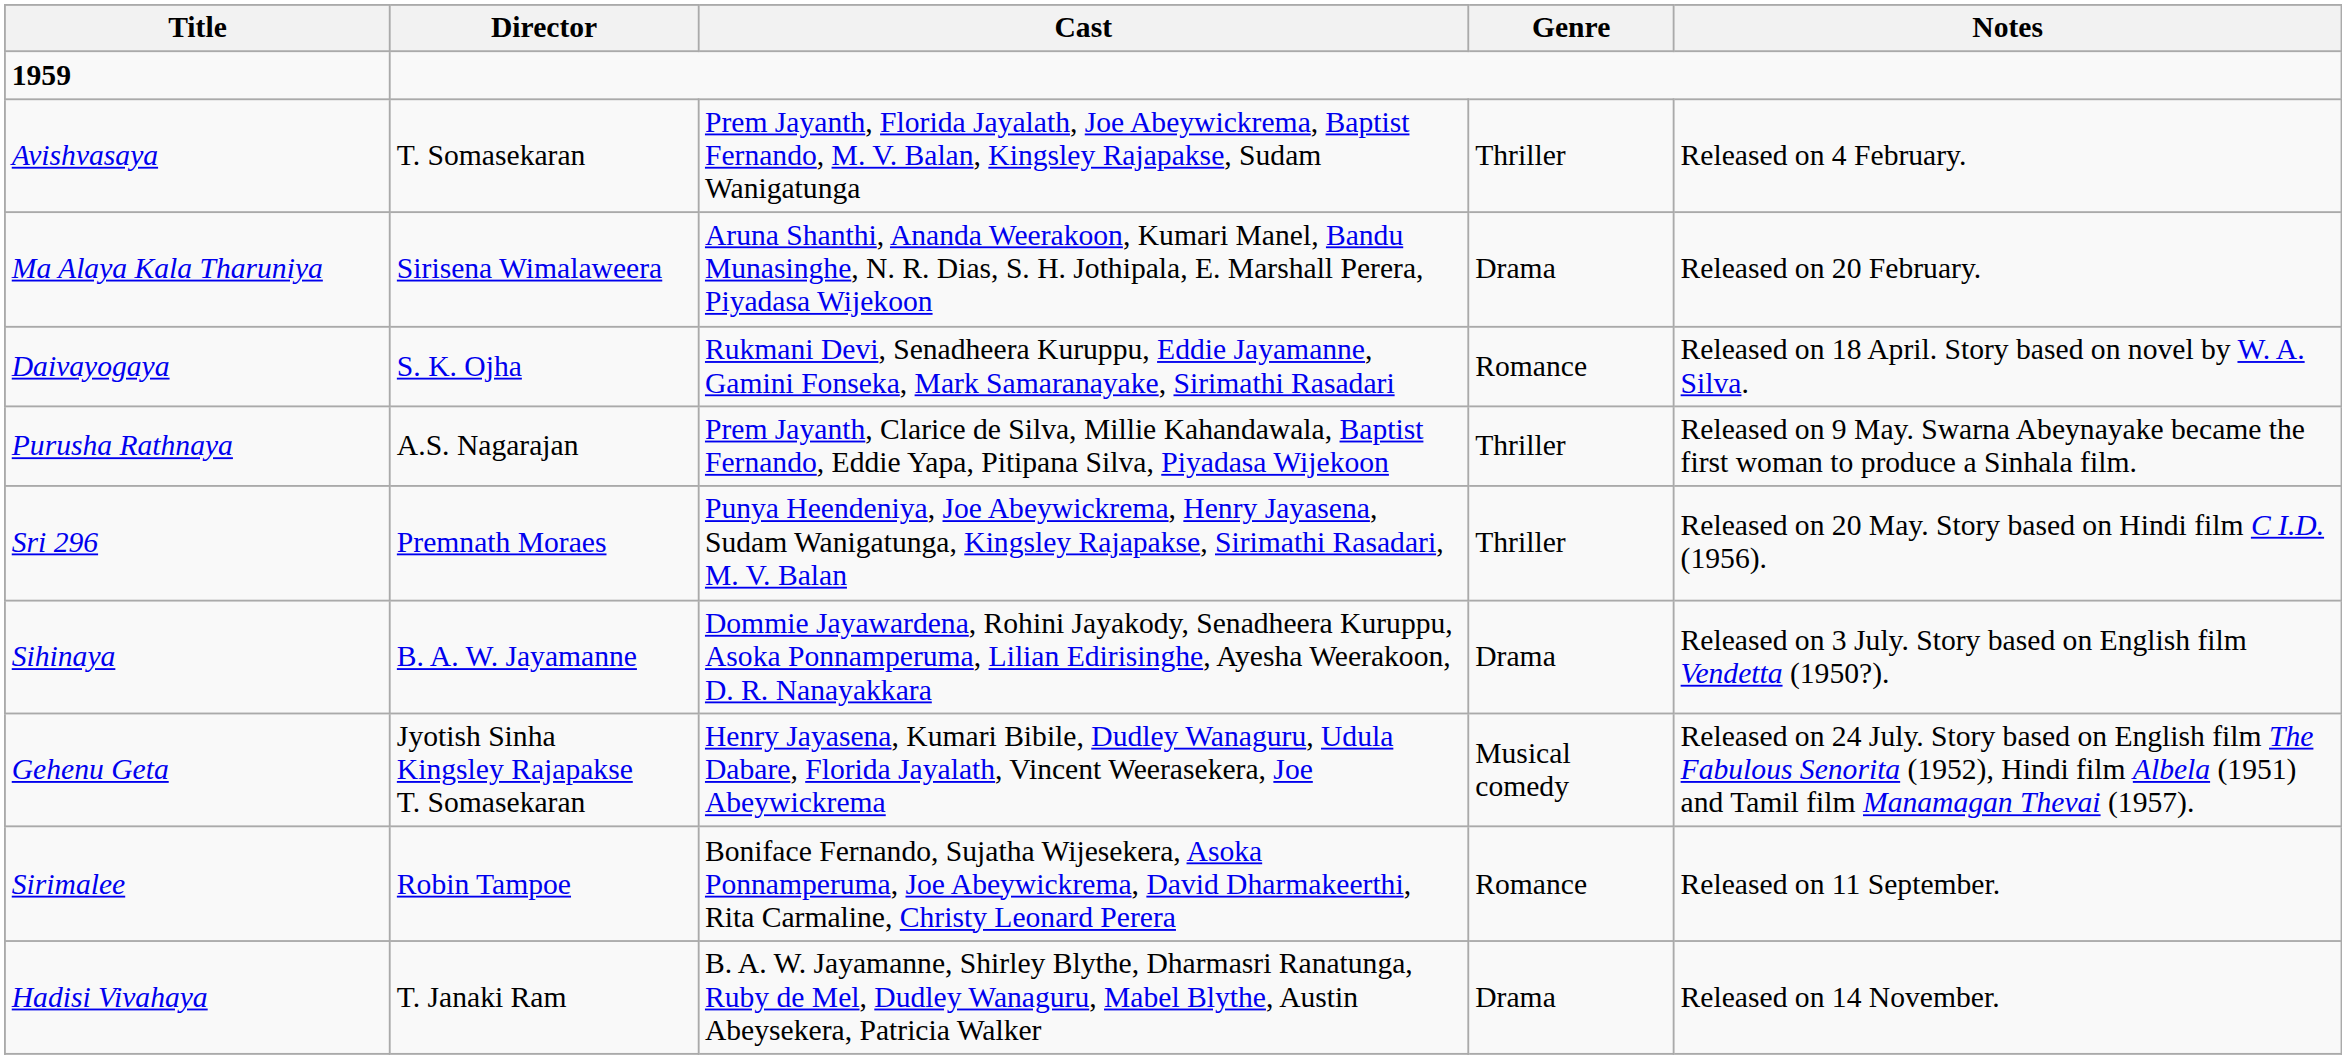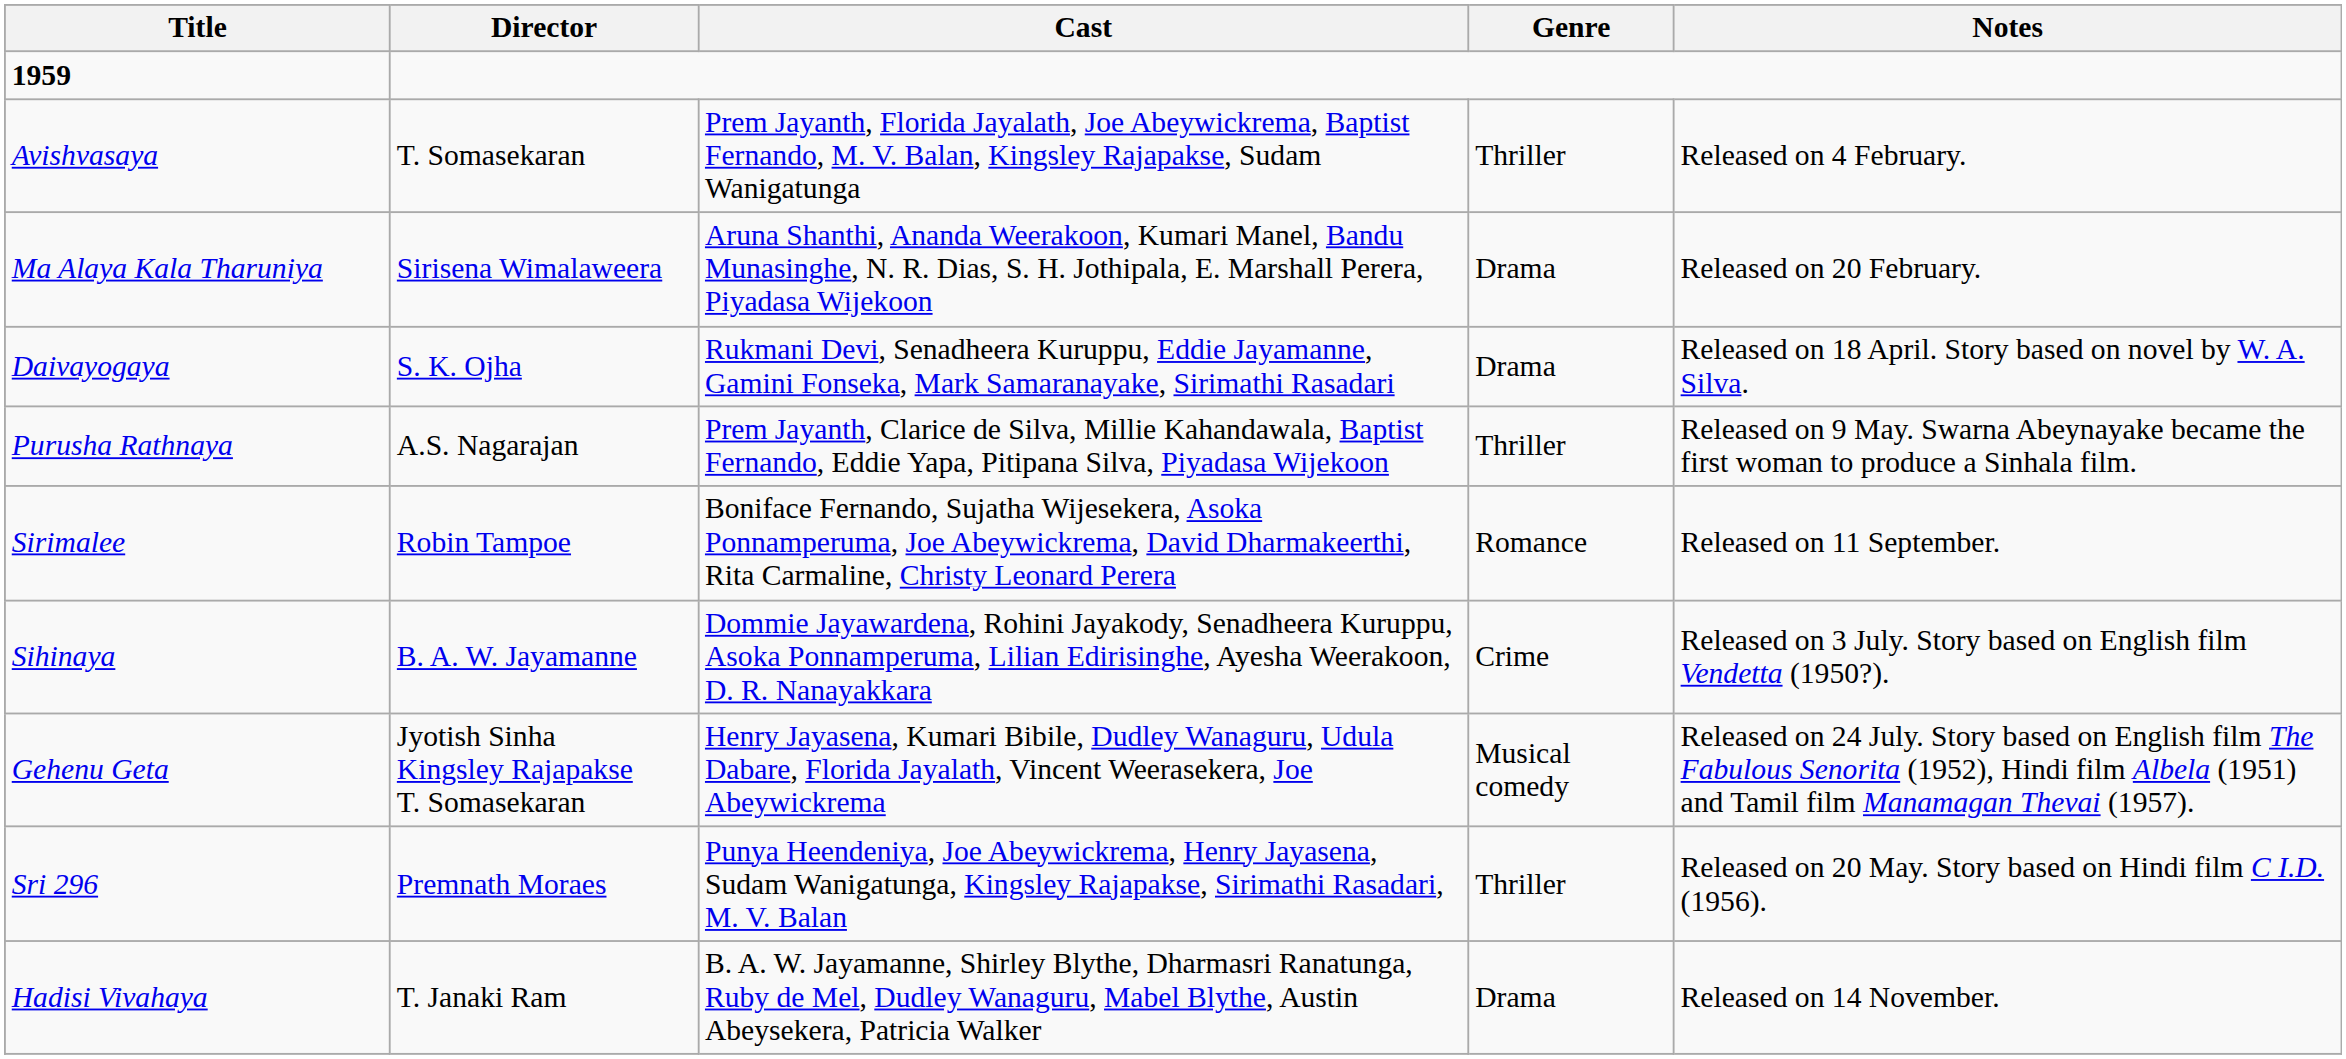(1531, 365) Romance -> (1516, 365) Drama
rows swapped: (55, 542) <-> (68, 883)
(1516, 656) Drama -> (1512, 656) Crime
